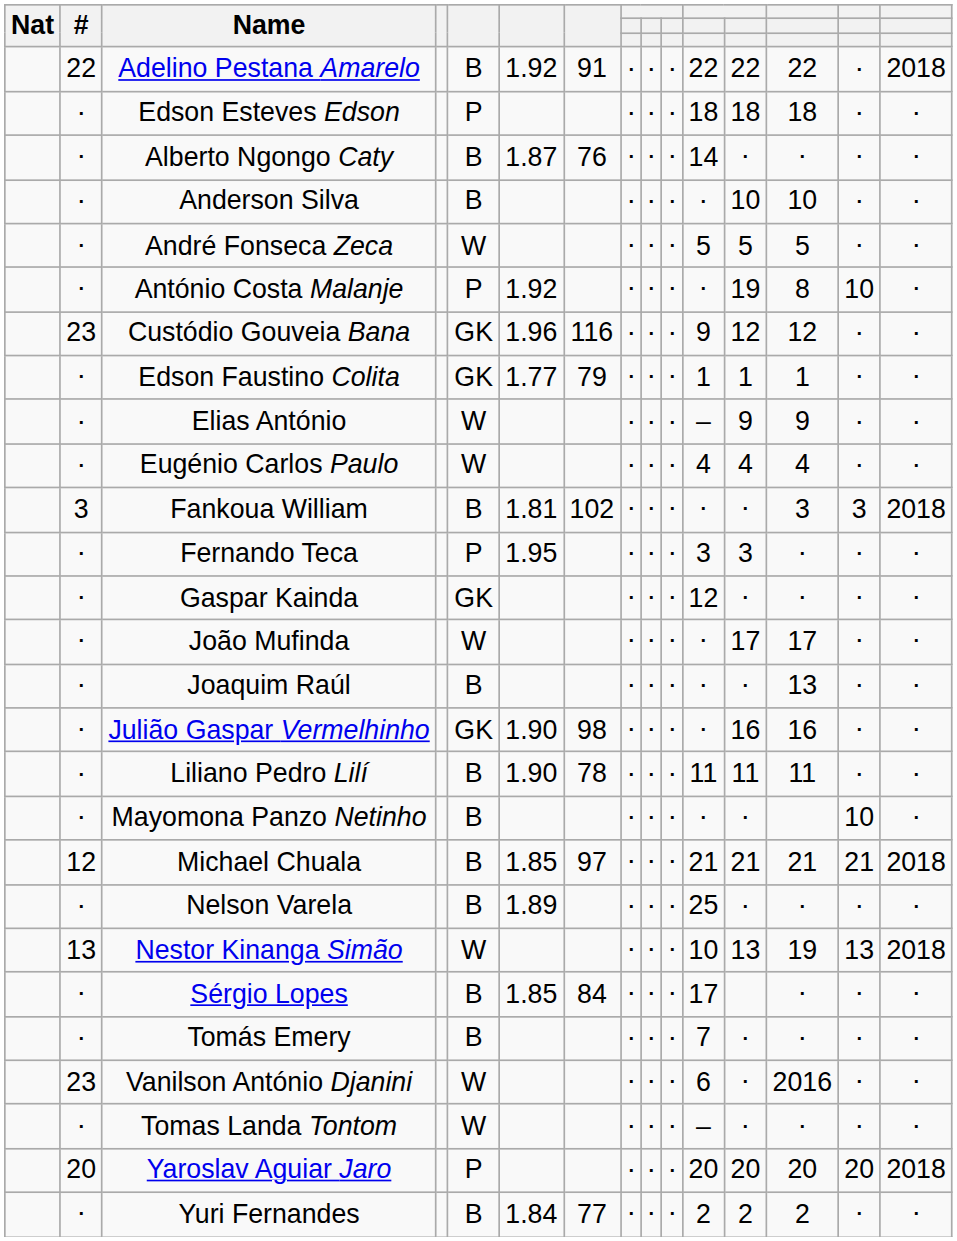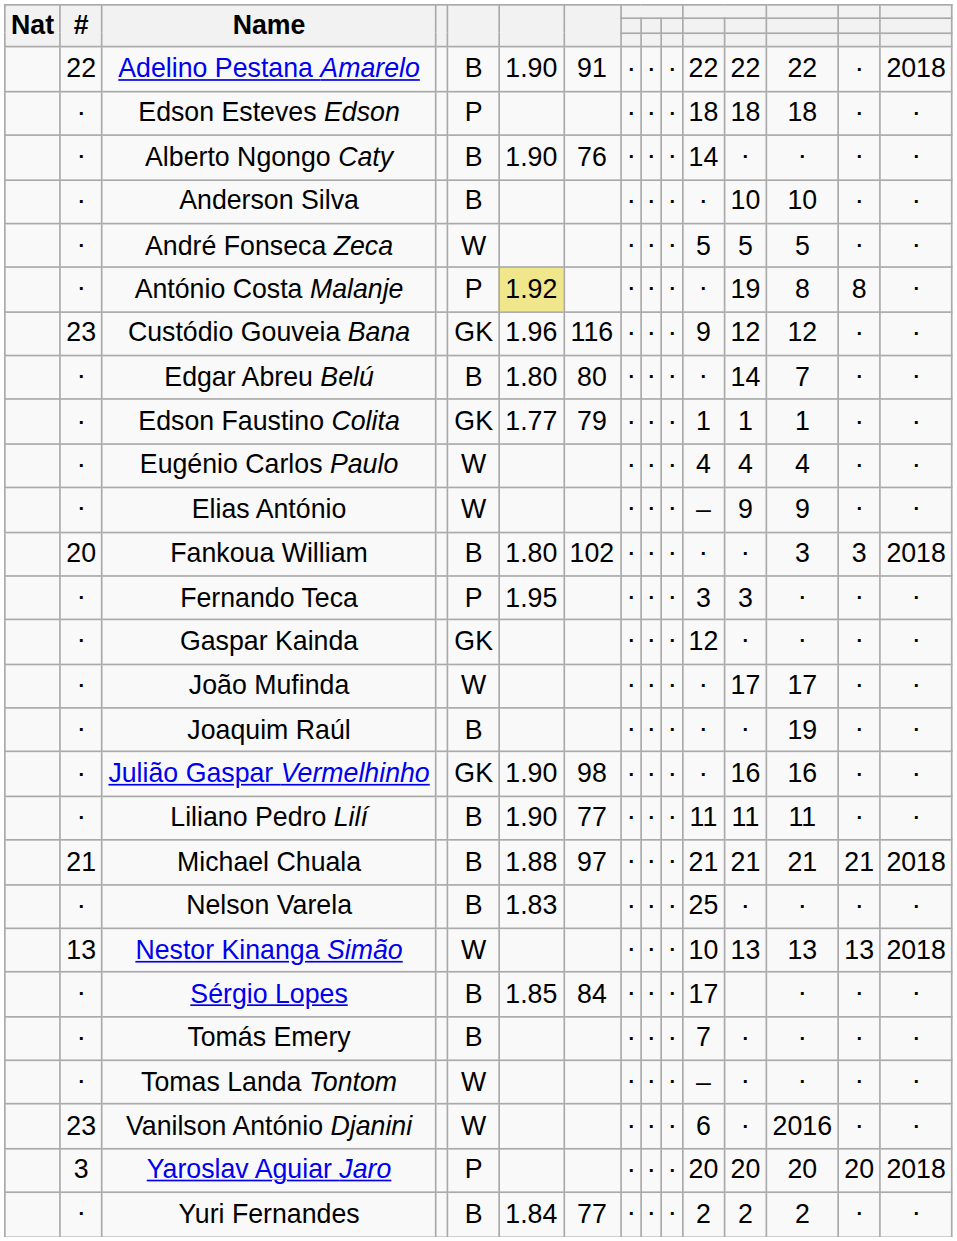(531, 68) 1.92 -> (531, 68) 1.90
(531, 156) 1.87 -> (531, 156) 1.90
(531, 289) no background -> (531, 289) khaki background
(859, 289) 10 -> (859, 289) 8
+ row: (269, 377)
rows swapped: (269, 421) <-> (269, 465)
(81, 509) 3 -> (81, 553) 20
(531, 509) 1.81 -> (531, 553) 1.80
(802, 685) 13 -> (802, 729) 19
(592, 773) 78 -> (592, 817) 77
- row: (269, 817)
(81, 861) 12 -> (81, 861) 21
(531, 861) 1.85 -> (531, 861) 1.88
(531, 905) 1.89 -> (531, 905) 1.83
(802, 949) 19 -> (802, 949) 13
rows swapped: (269, 1126) <-> (269, 1081)
(81, 1170) 20 -> (81, 1170) 3
